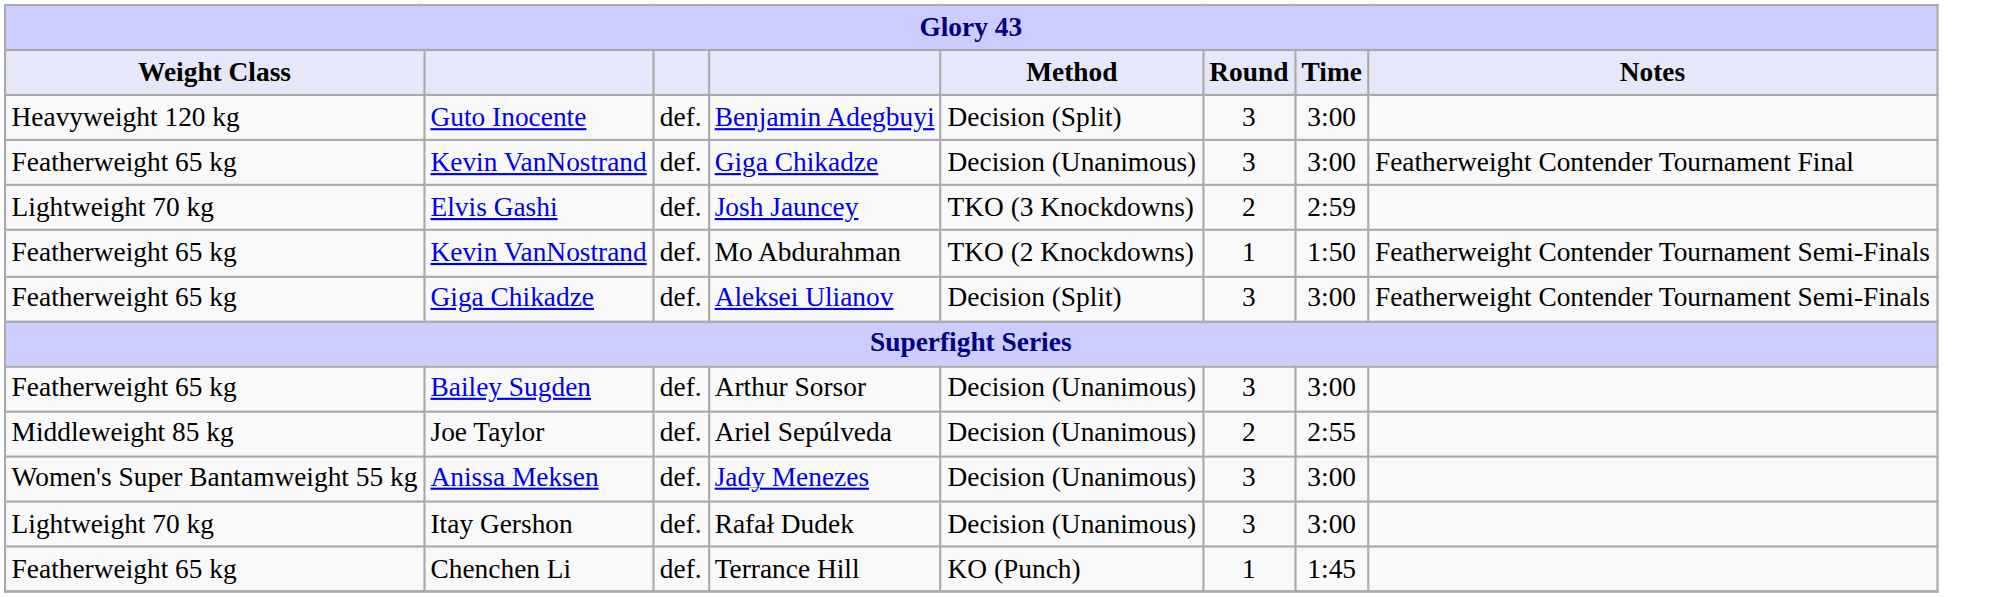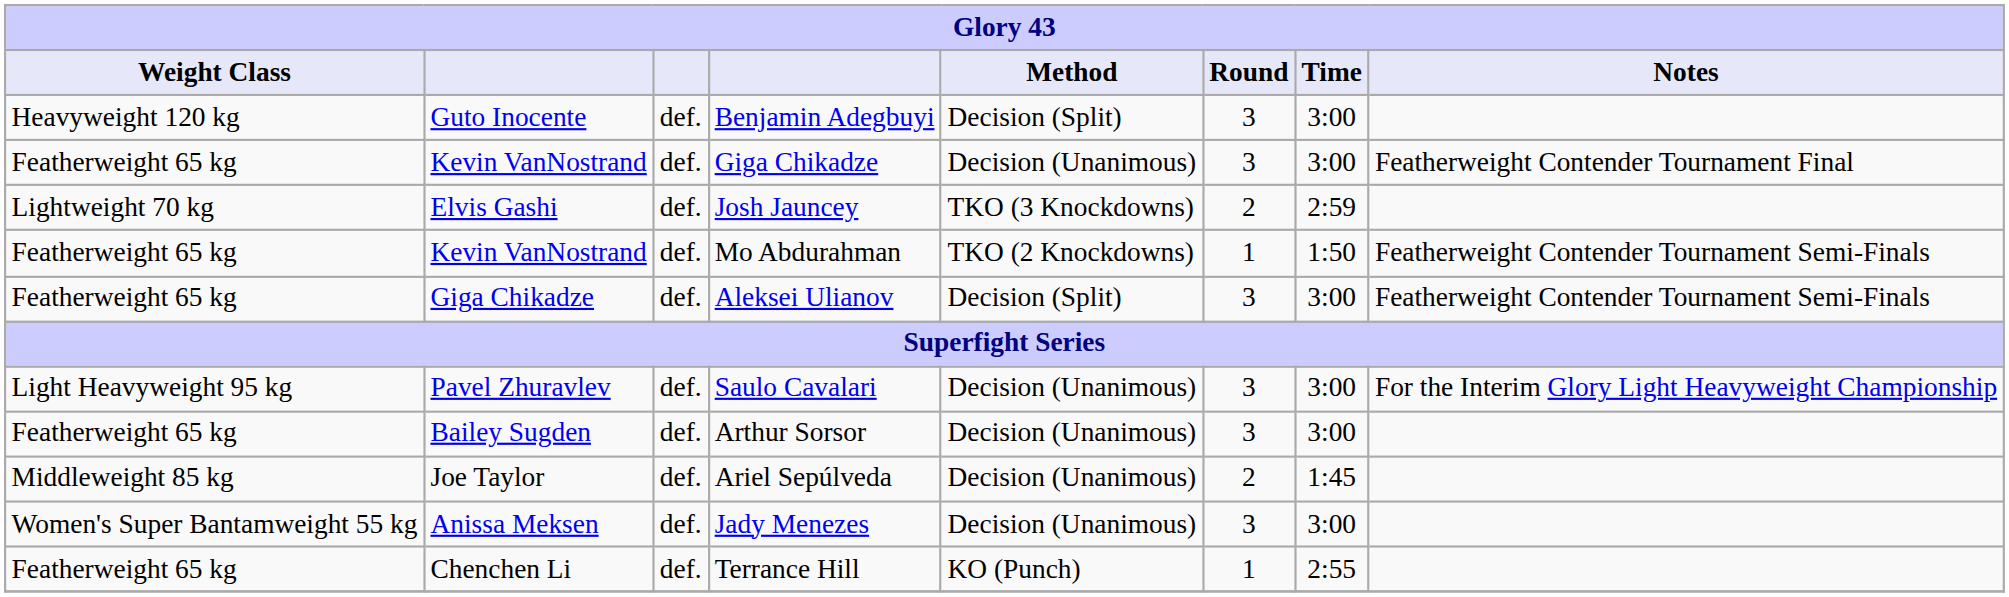+ row: (796, 387)
(1332, 433) 2:55 -> (1332, 478) 1:45
- row: (784, 523)
(1332, 568) 1:45 -> (1332, 568) 2:55
